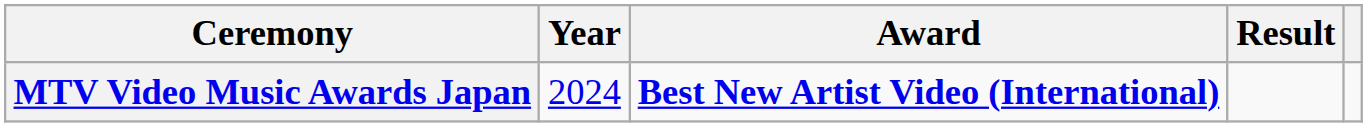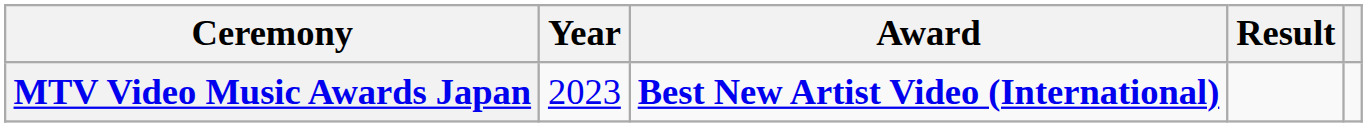(584, 91) 2024 -> (584, 91) 2023
